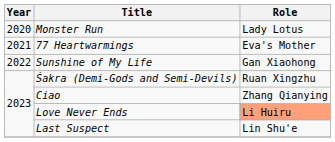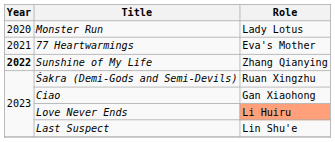(19, 62) normal -> (19, 62) bold
(279, 62) Gan Xiaohong -> (285, 62) Zhang Qianying
(285, 95) Zhang Qianying -> (279, 95) Gan Xiaohong
